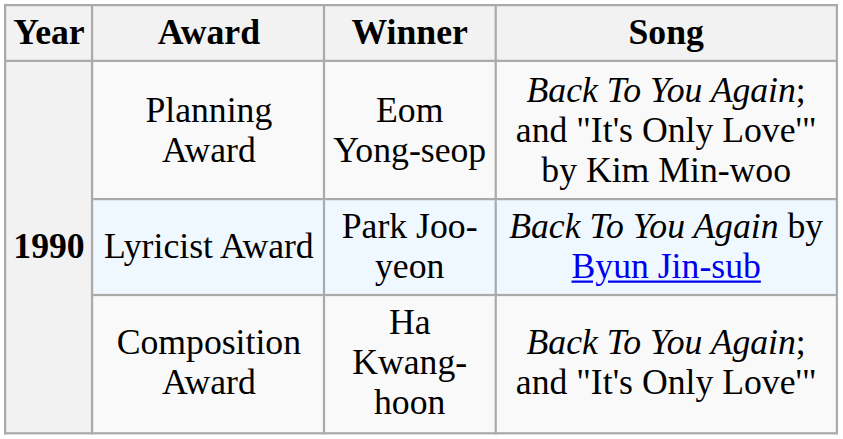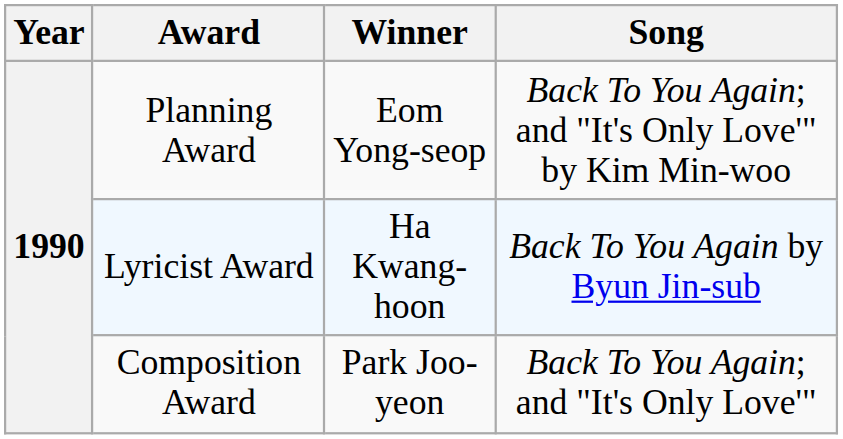(410, 246) Park Joo-yeon -> (410, 266) Ha Kwang-hoon
(410, 363) Ha Kwang-hoon -> (410, 383) Park Joo-yeon
